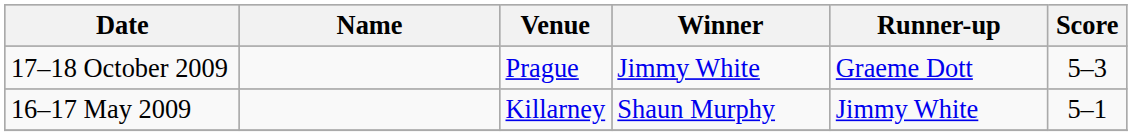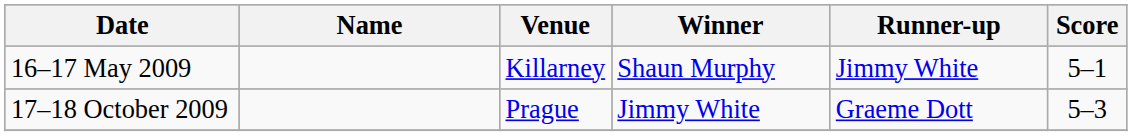rows swapped: (101, 109) <-> (119, 67)
